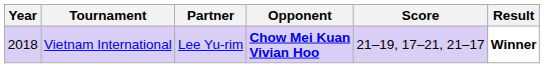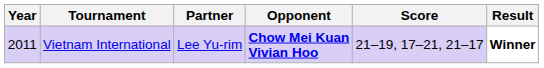(23, 44) 2018 -> (22, 44) 2011
